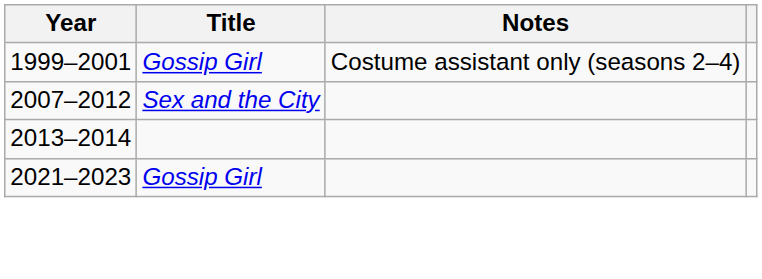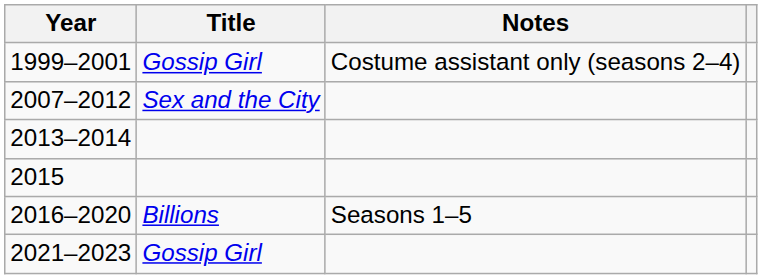+ row: (37, 176)
+ row: (71, 215)
